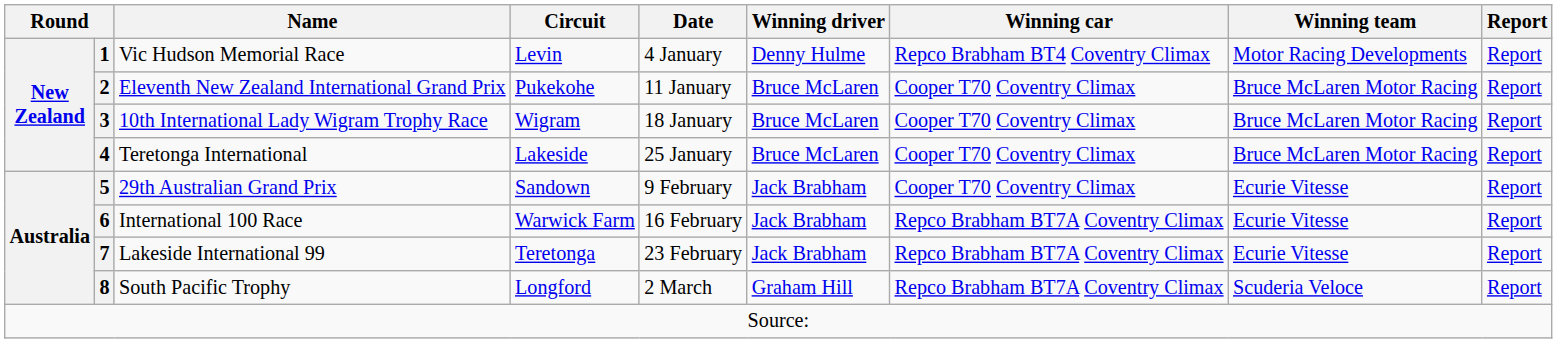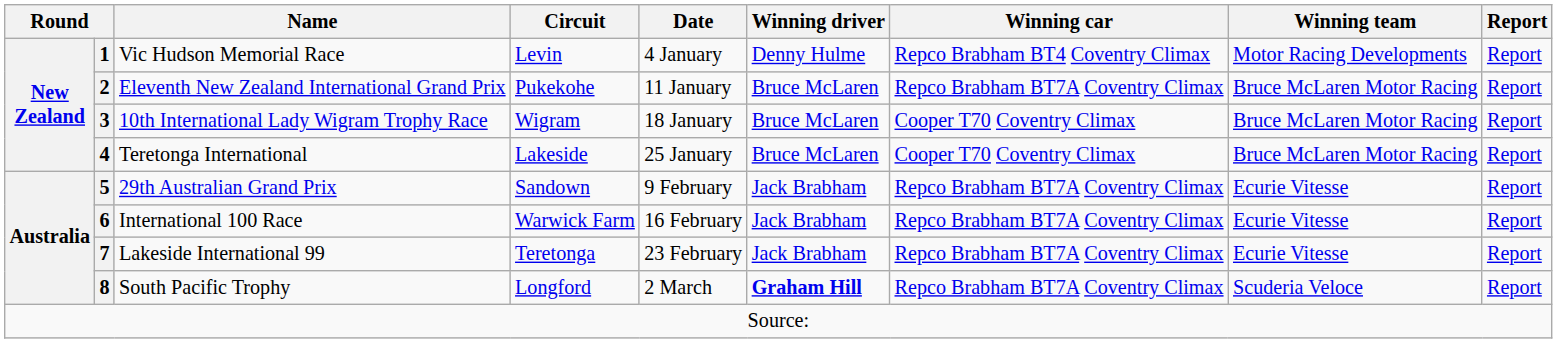(1015, 88) Cooper T70 Coventry Climax -> (1059, 88) Repco Brabham BT7A Coventry Climax
(1015, 187) Cooper T70 Coventry Climax -> (1059, 187) Repco Brabham BT7A Coventry Climax
(802, 287) normal -> (807, 287) bold
